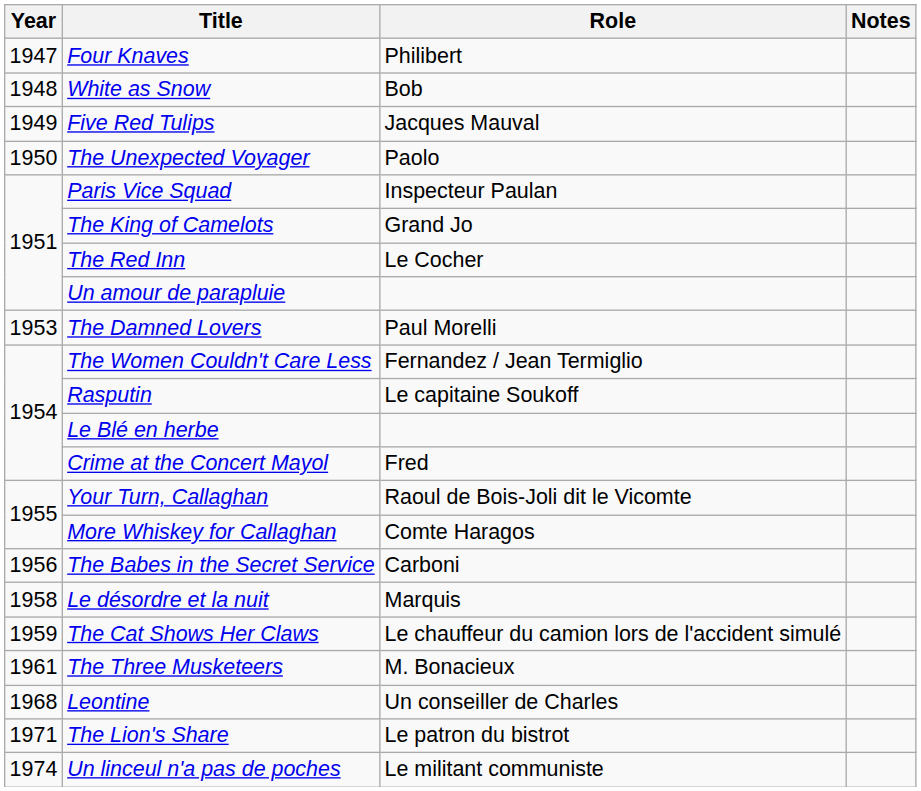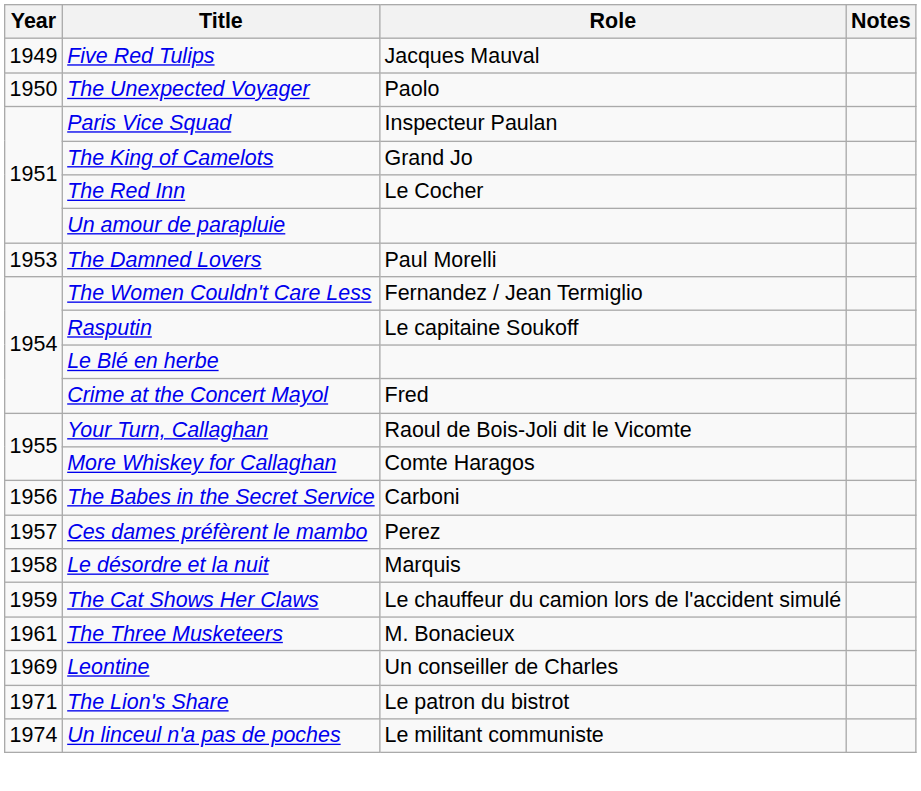- row: (128, 55)
- row: (139, 89)
+ row: (217, 531)
(33, 701) 1968 -> (33, 667) 1969
